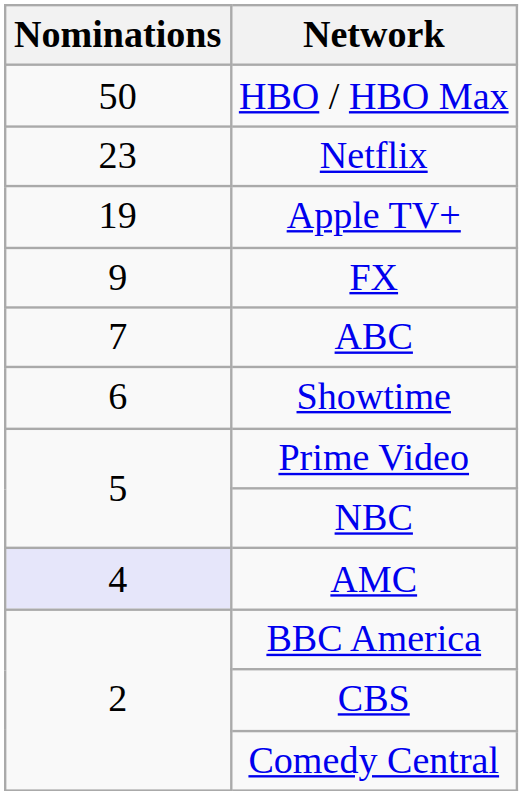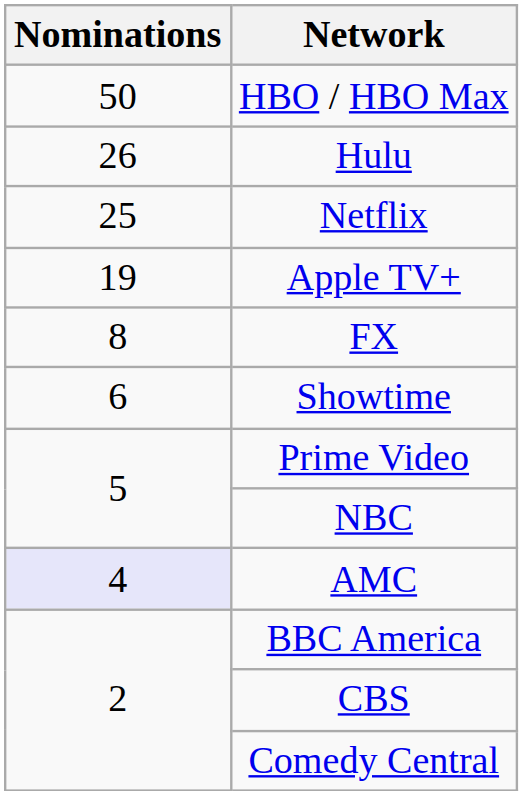+ row: (374, 155)
(118, 155) 23 -> (118, 215) 25
(118, 276) 9 -> (118, 336) 8
- row: (374, 336)
